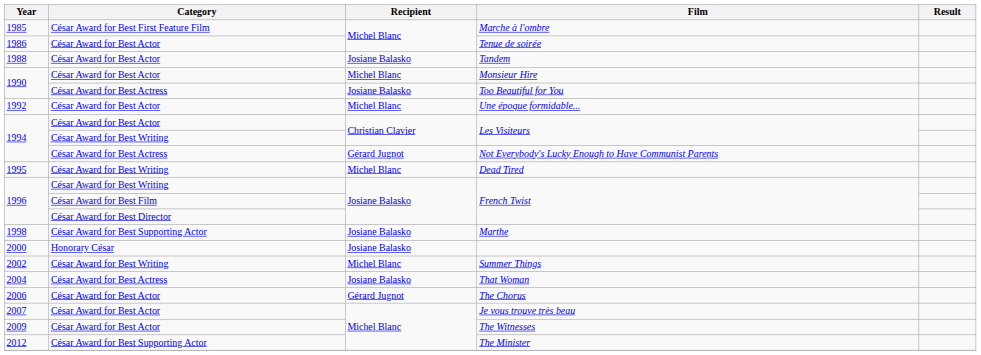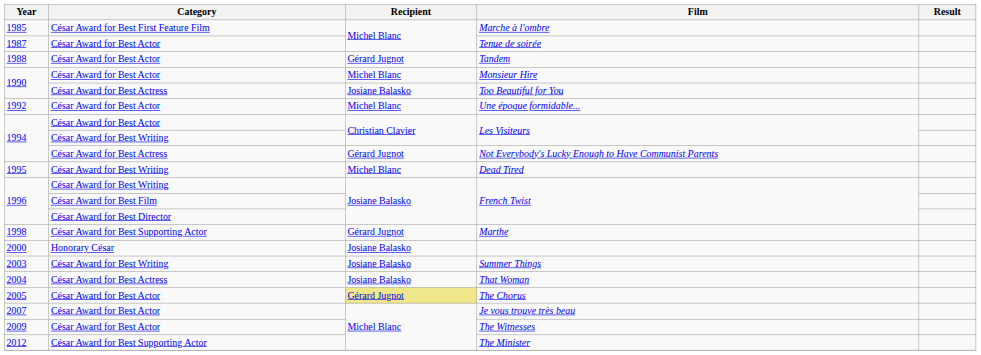(17, 43) 1986 -> (17, 43) 1987
(379, 59) Josiane Balasko -> (376, 59) Gérard Jugnot
(379, 232) Josiane Balasko -> (376, 232) Gérard Jugnot
(17, 264) 2002 -> (17, 264) 2003
(374, 264) Michel Blanc -> (379, 264) Josiane Balasko
(17, 295) 2006 -> (17, 295) 2005
(376, 295) no background -> (376, 295) khaki background
